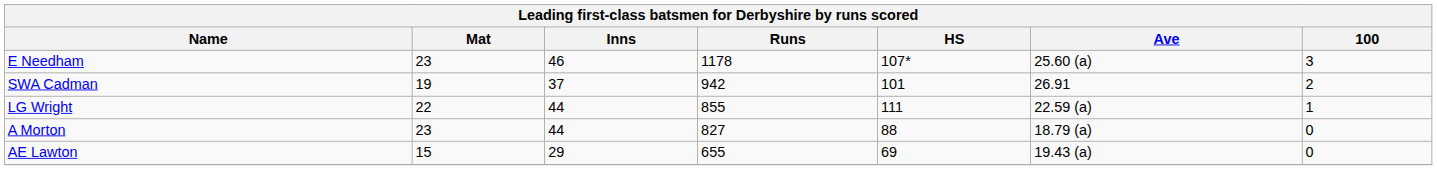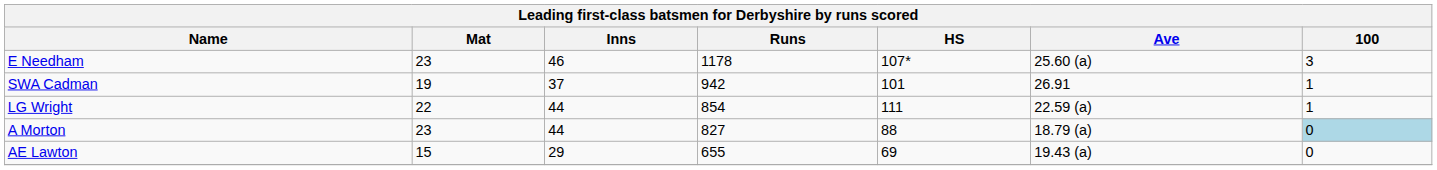(1310, 84) 2 -> (1310, 84) 1
(713, 107) 855 -> (713, 107) 854
(1310, 130) no background -> (1310, 130) lightblue background
